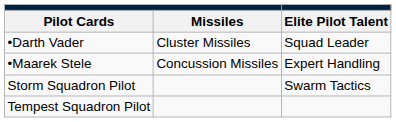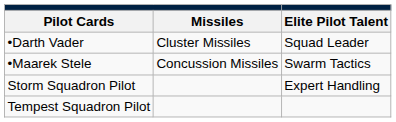(332, 63) Expert Handling -> (328, 63) Swarm Tactics
(328, 85) Swarm Tactics -> (332, 85) Expert Handling
